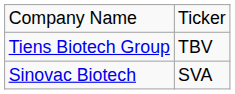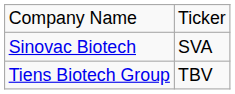rows swapped: (72, 74) <-> (89, 46)
